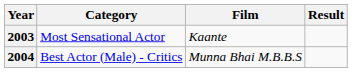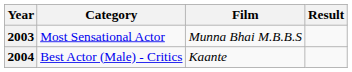(208, 36) Kaante -> (245, 36) Munna Bhai M.B.B.S
(245, 57) Munna Bhai M.B.B.S -> (208, 57) Kaante
